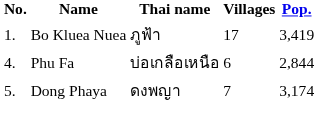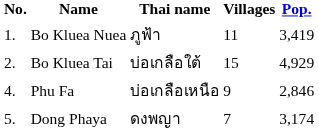(231, 34) 17 -> (231, 34) 11
+ row: (72, 62)
(227, 62) 6 -> (227, 90) 9
(297, 62) 2,844 -> (297, 90) 2,846
